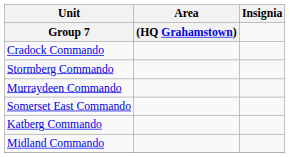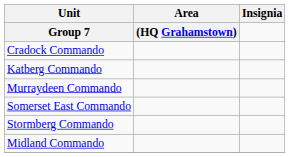rows swapped: (54, 124) <-> (60, 69)
